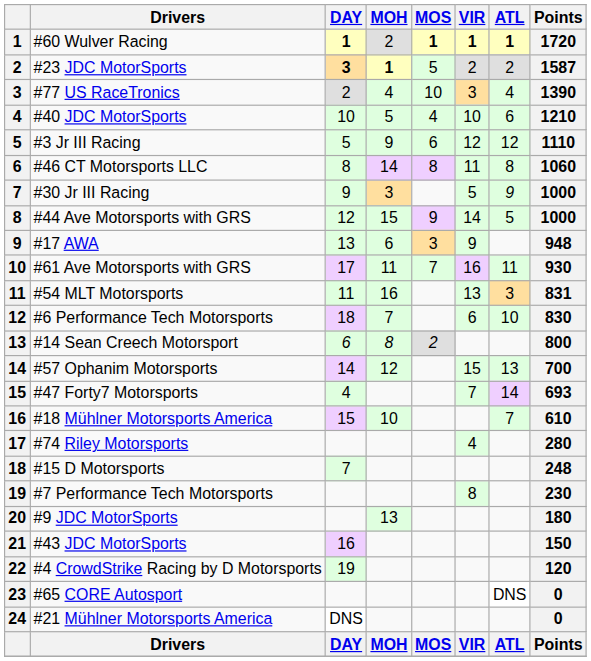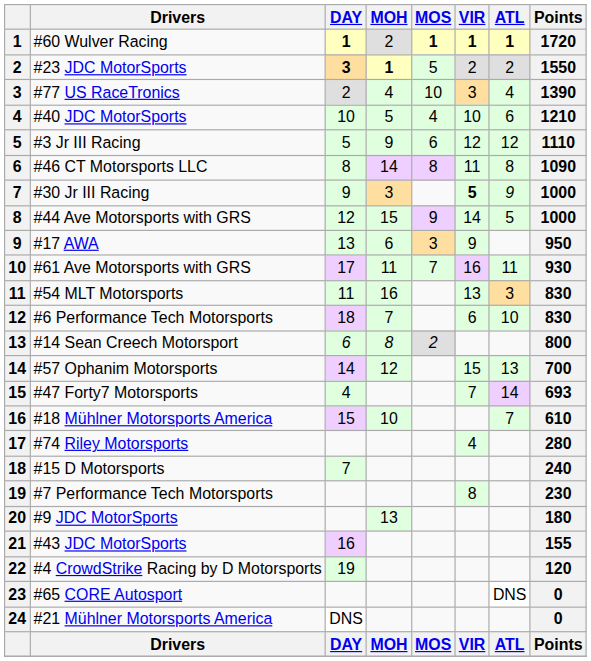(558, 67) 1587 -> (558, 67) 1550
(558, 167) 1060 -> (558, 167) 1090
(472, 192) normal -> (472, 192) bold
(558, 242) 948 -> (558, 242) 950
(558, 293) 831 -> (558, 293) 830
(558, 468) 248 -> (558, 468) 240
(558, 543) 150 -> (558, 543) 155
